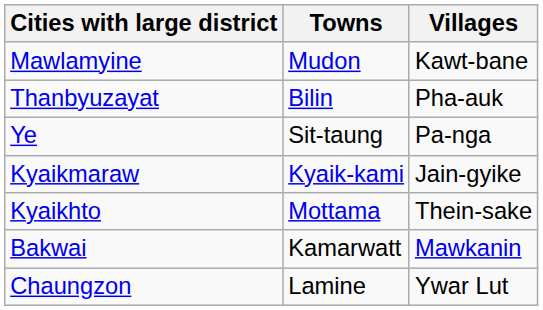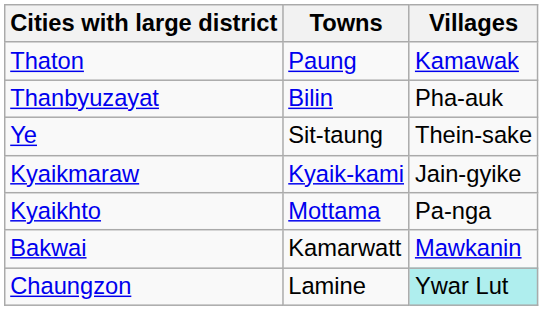- row: (76, 60)
+ row: (47, 60)
(453, 135) Pa-nga -> (474, 135) Thein-sake
(474, 211) Thein-sake -> (453, 211) Pa-nga
(462, 286) no background -> (462, 286) paleturquoise background
